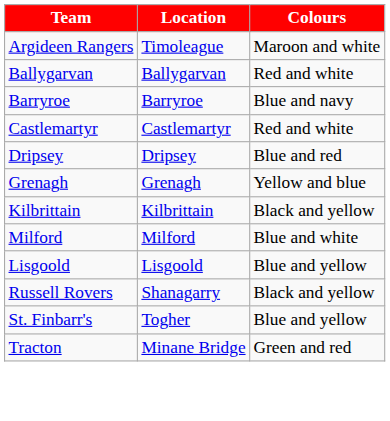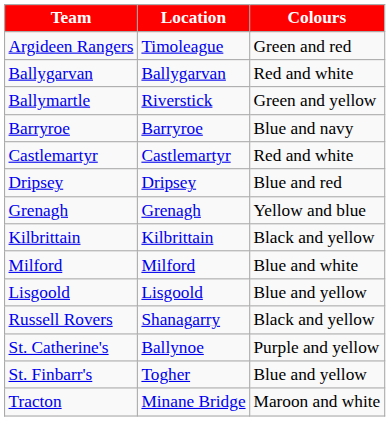(317, 45) Maroon and white -> (302, 45) Green and red
+ row: (49, 100)
+ row: (59, 347)
(302, 347) Green and red -> (317, 401) Maroon and white
